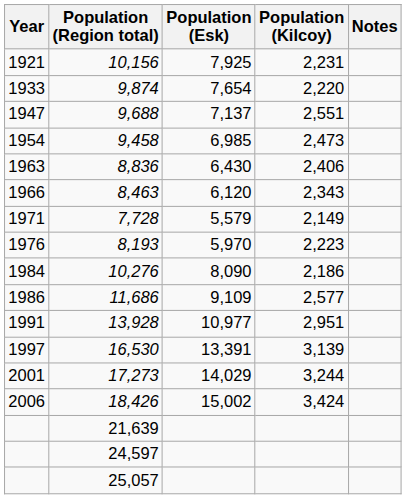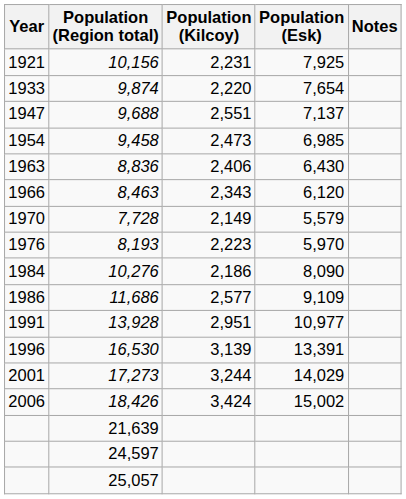columns swapped: (209, 26) <-> (302, 26)
(27, 219) 1971 -> (27, 219) 1970
(27, 349) 1997 -> (27, 349) 1996
